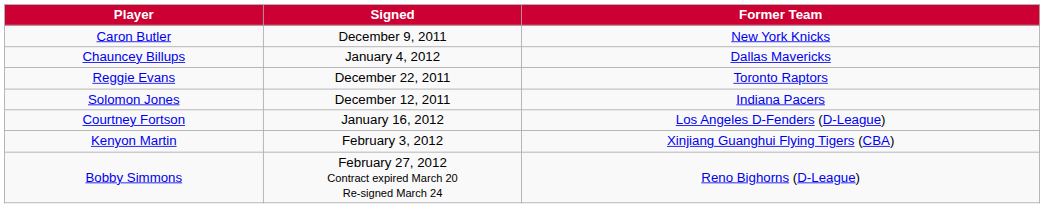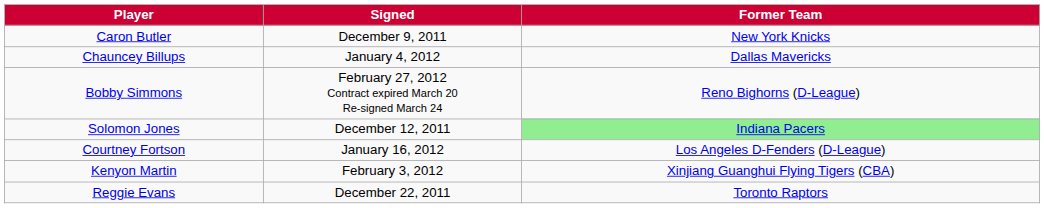rows swapped: (134, 78) <-> (134, 177)
(781, 99) no background -> (781, 129) lightgreen background
